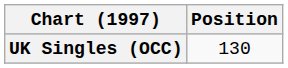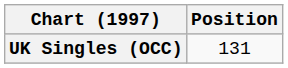(234, 49) 130 -> (234, 49) 131
